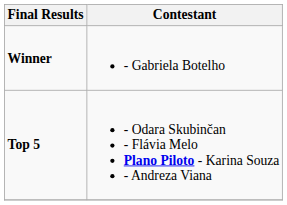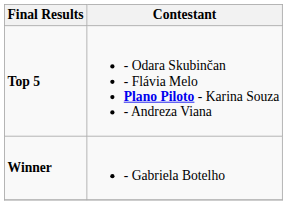rows swapped: (30, 58) <-> (24, 145)
